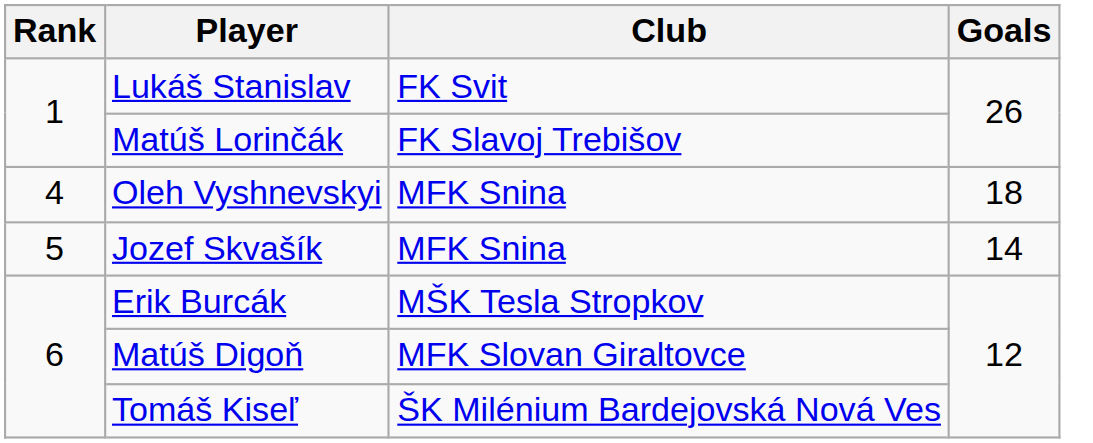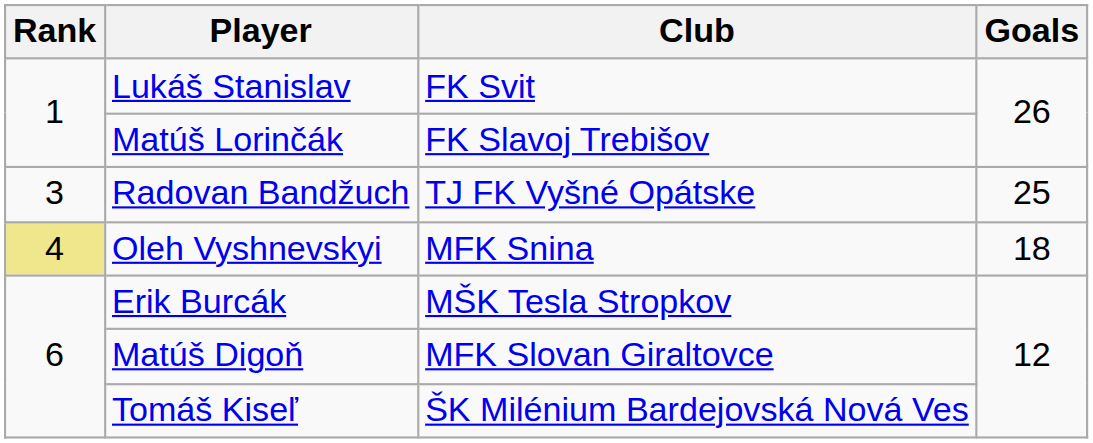+ row: (261, 193)
(55, 193) no background -> (55, 247) khaki background
- row: (217, 247)
